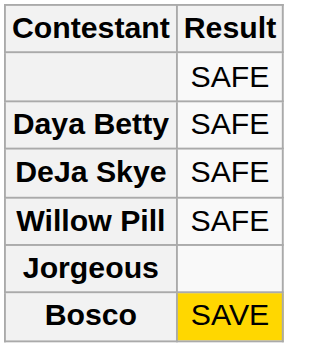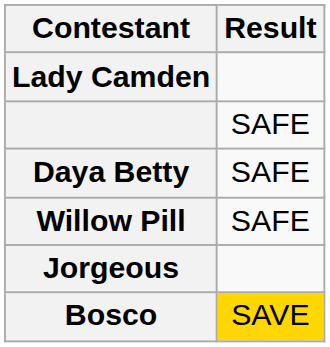+ row: (111, 76)
- row: (91, 172)
